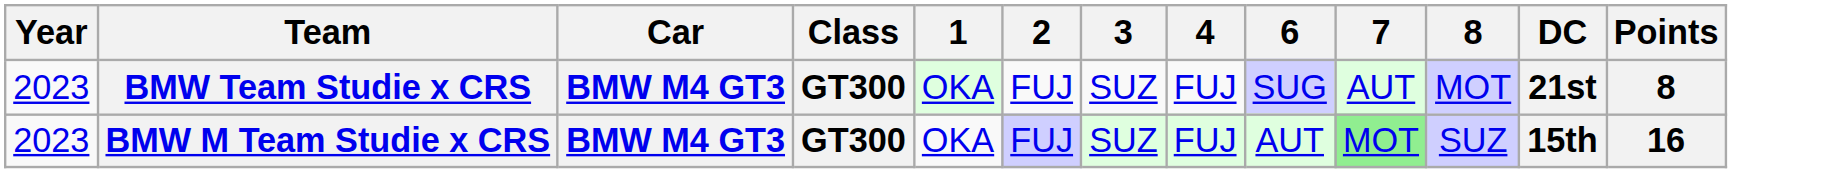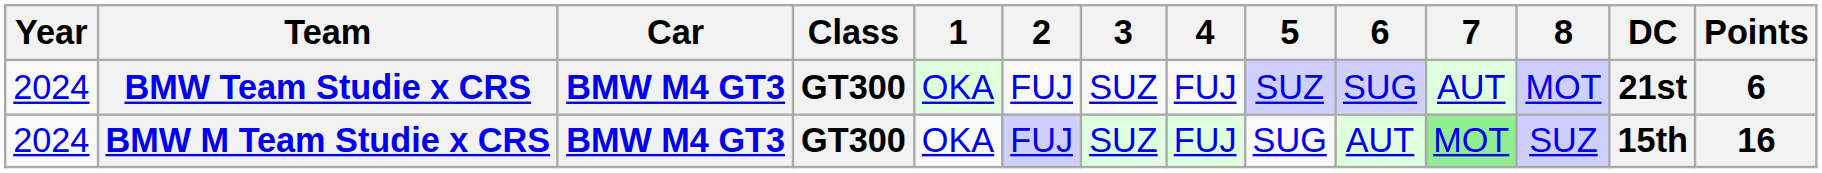+ column: (1290, 33)
(51, 87) 2023 -> (51, 87) 2024
(1666, 87) 8 -> (1756, 87) 6
(51, 141) 2023 -> (51, 141) 2024
